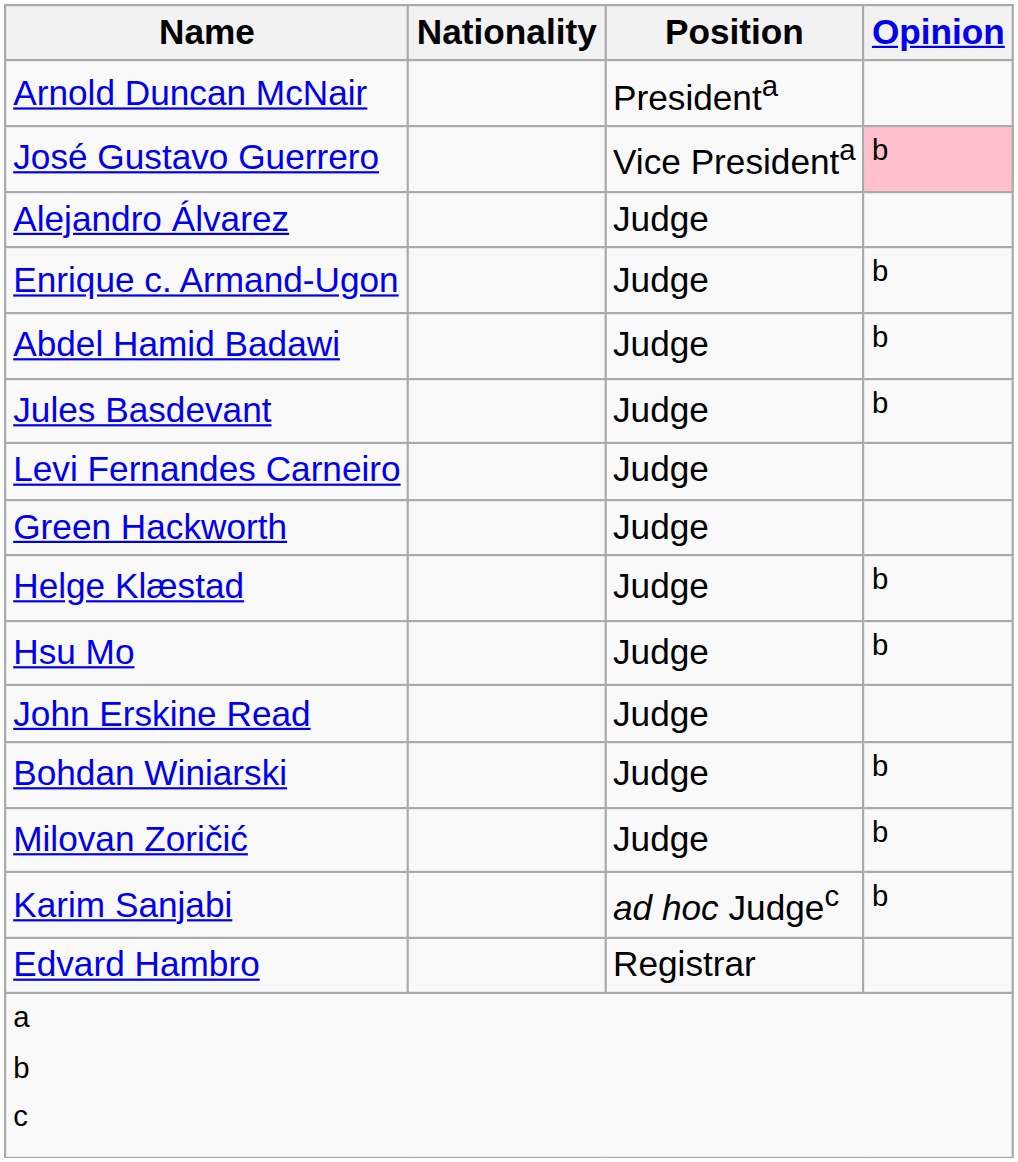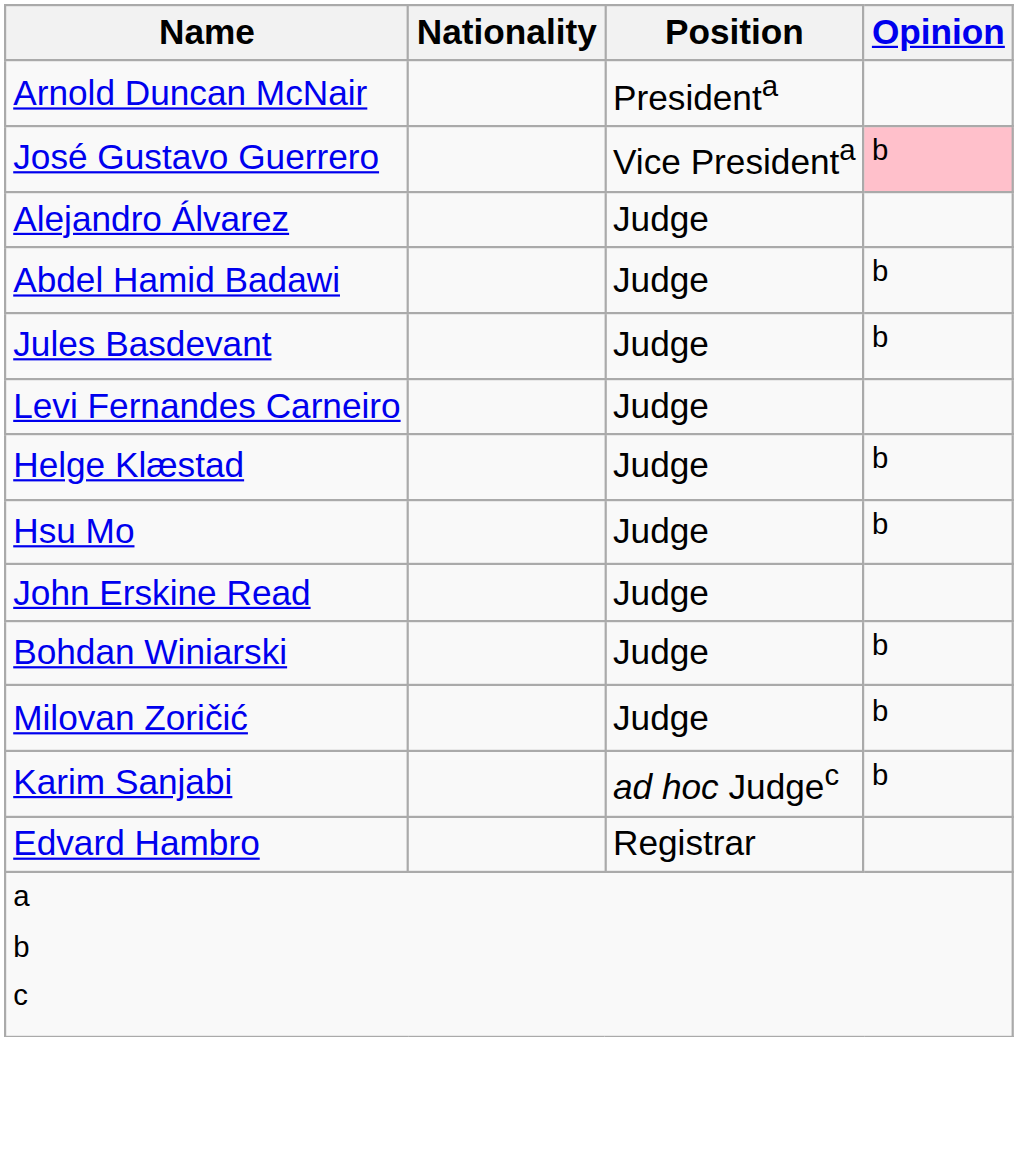- row: (206, 279)
- row: (150, 526)
